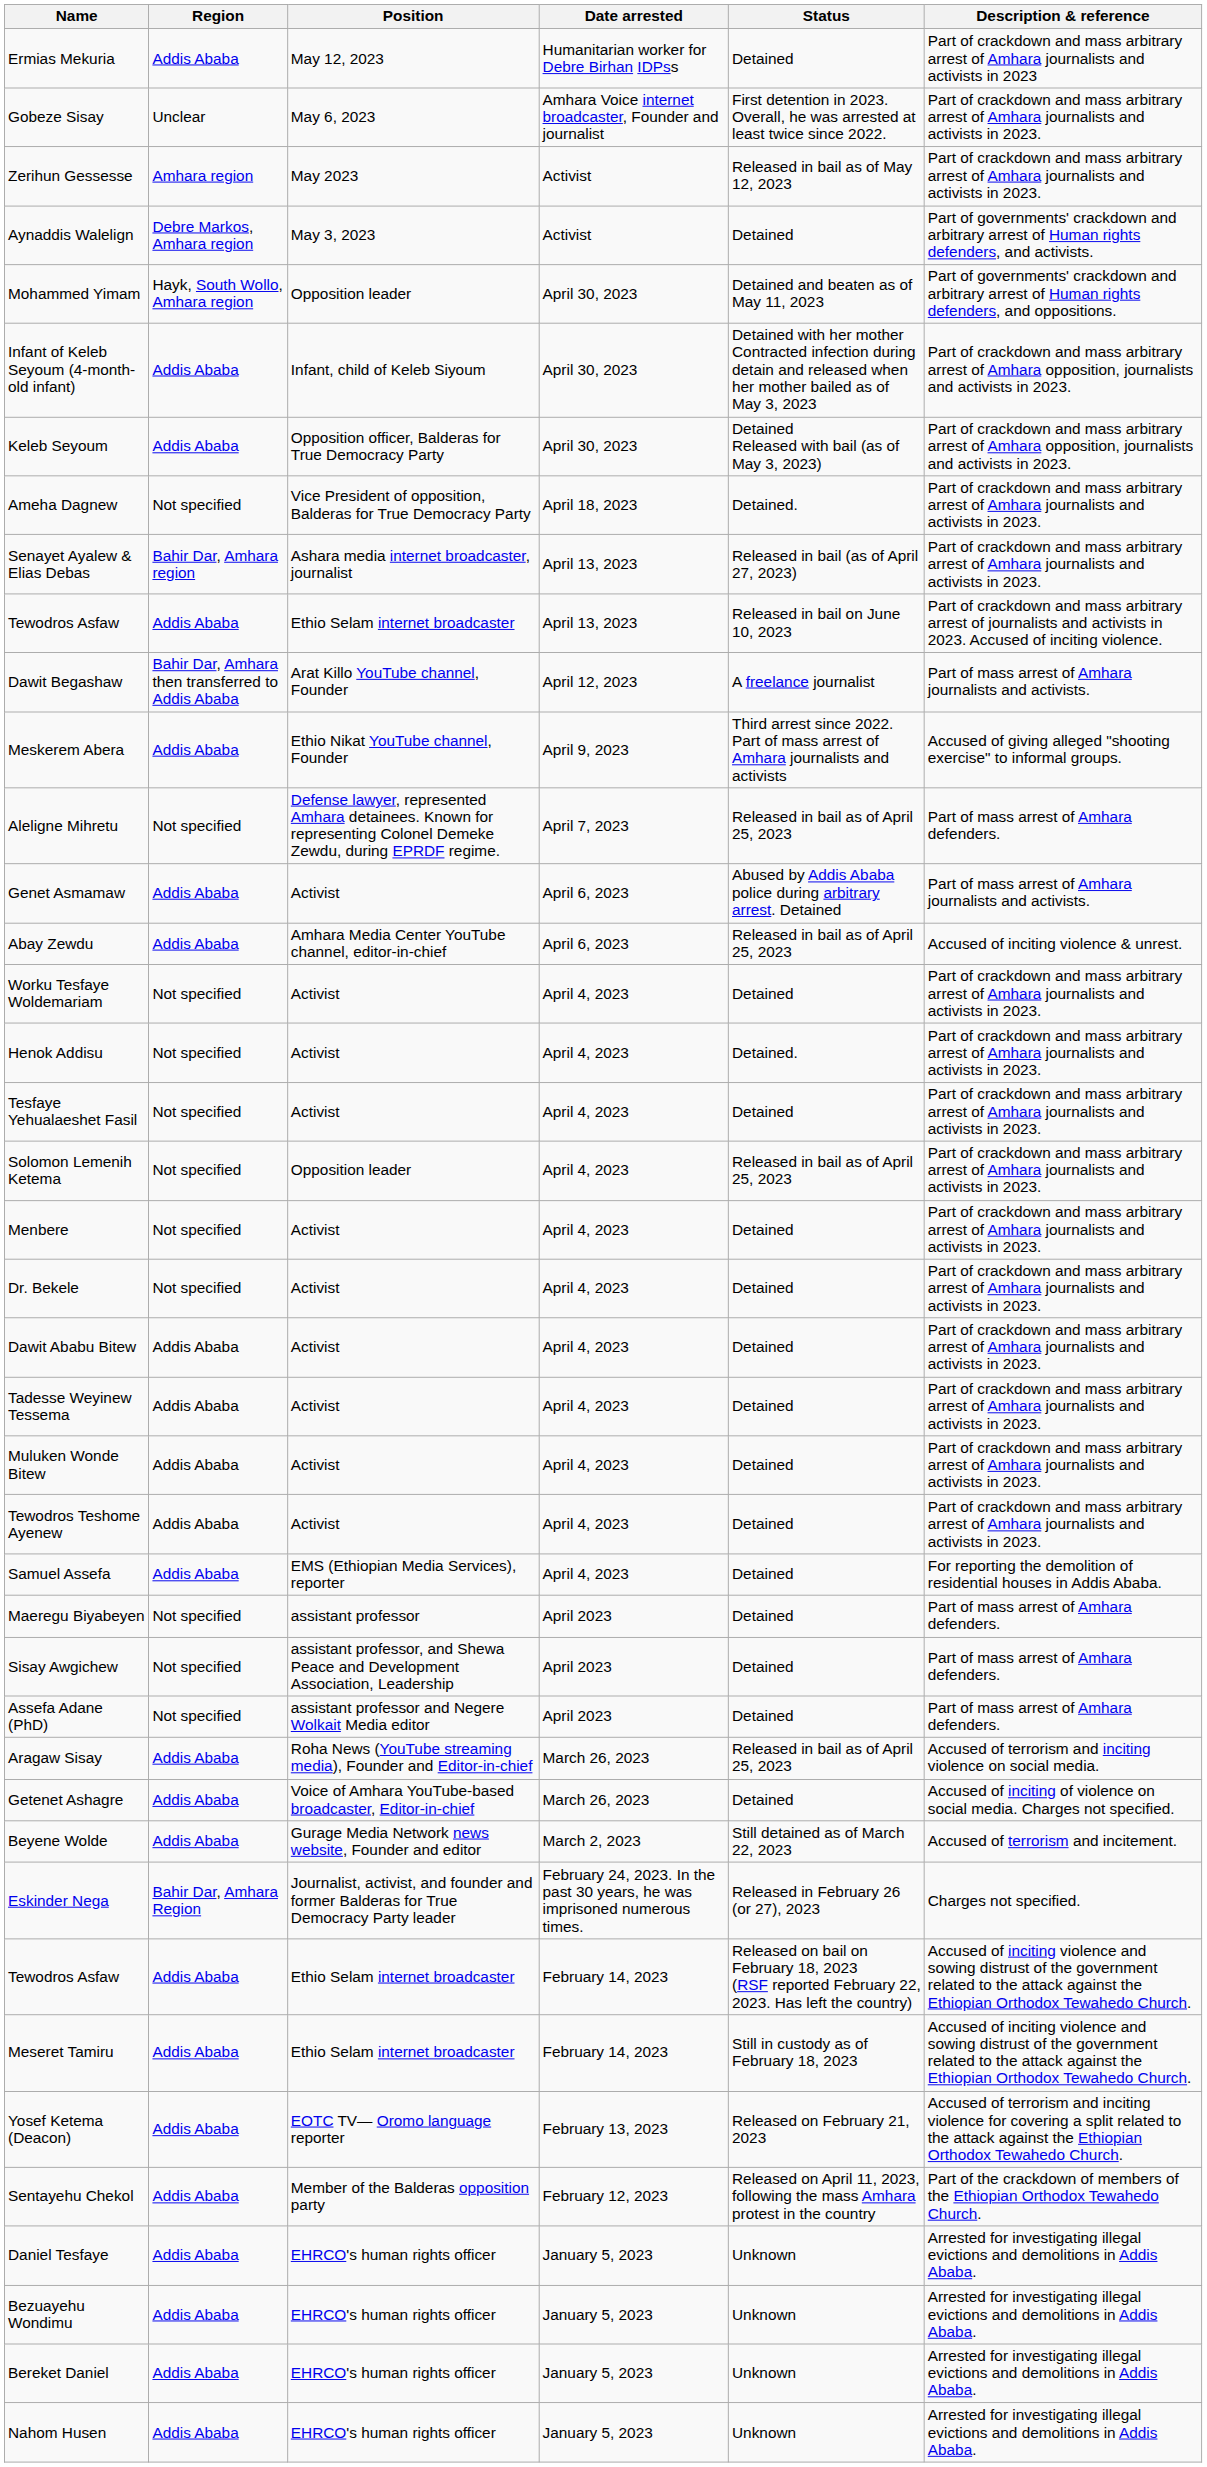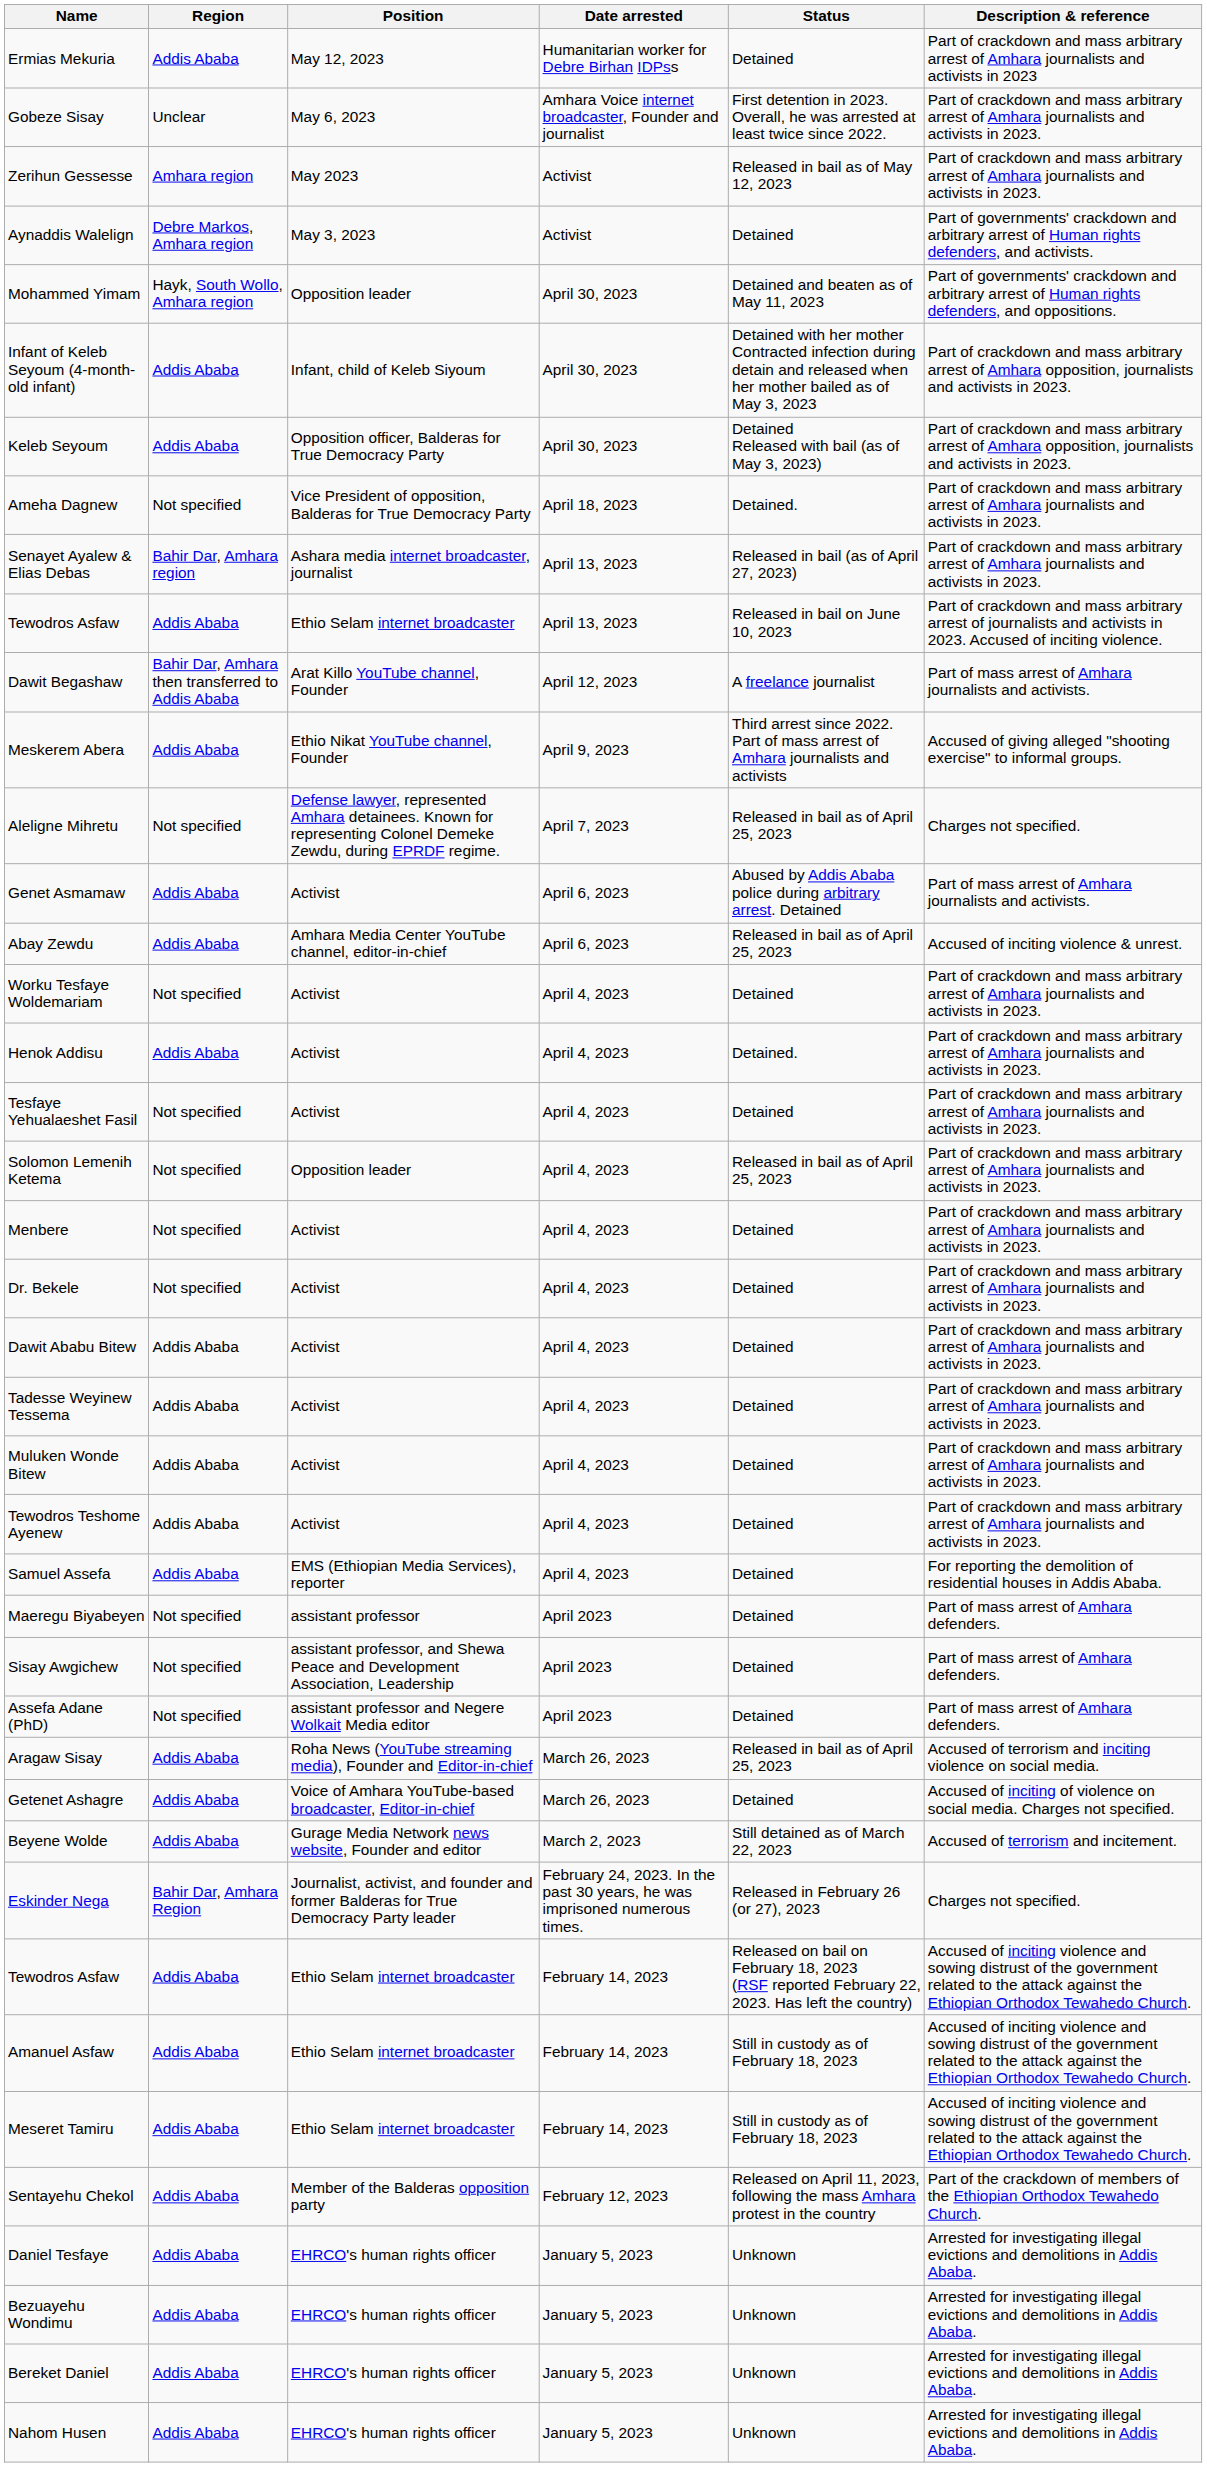(1030, 825) Part of mass arrest of Amhara defenders. -> (1004, 825) Charges not specified.
(197, 1052) Not specified -> (196, 1052) Addis Ababa
+ row: (61, 2052)
- row: (56, 2129)
